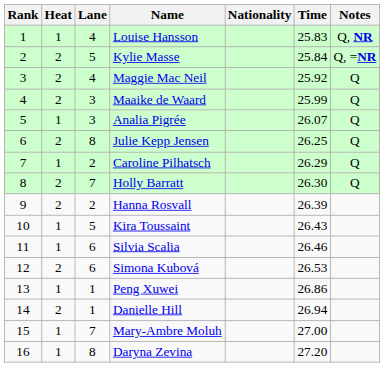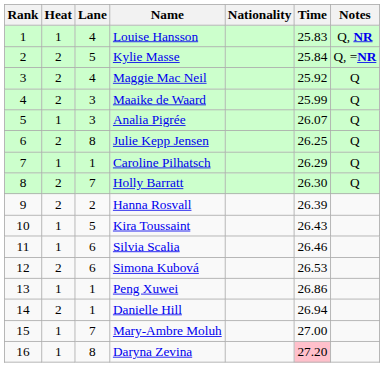(92, 162) 2 -> (92, 162) 1
(312, 352) no background -> (312, 352) pink background
